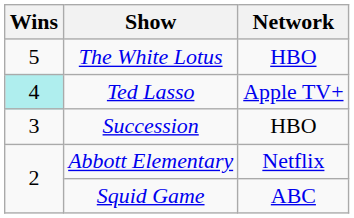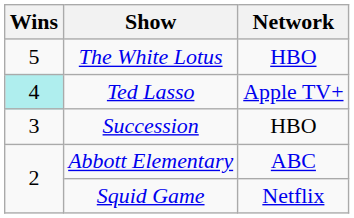(293, 160) Netflix -> (293, 160) ABC
(293, 195) ABC -> (293, 195) Netflix
